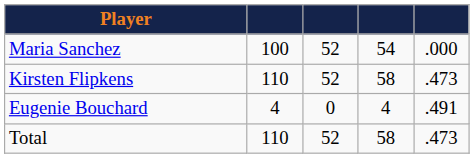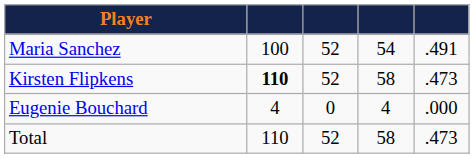(441, 49) .000 -> (441, 49) .491
(275, 78) normal -> (275, 78) bold
(441, 108) .491 -> (441, 108) .000
